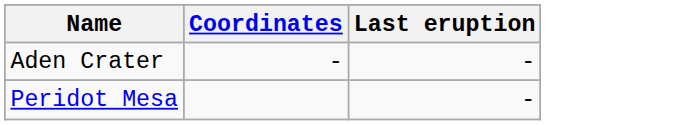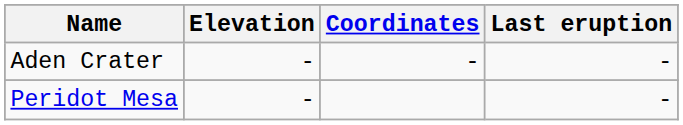+ column: (252, 24)
